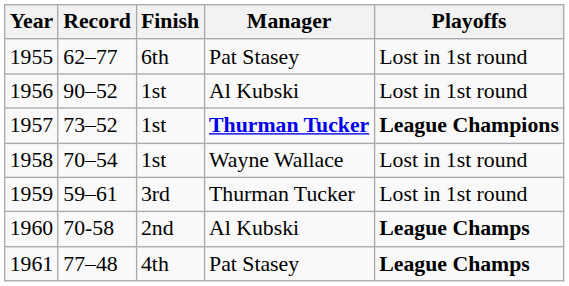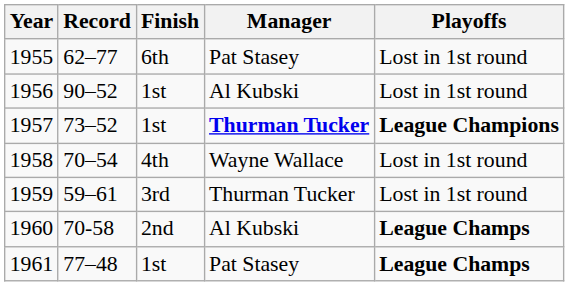(154, 159) 1st -> (155, 159) 4th
(155, 263) 4th -> (154, 263) 1st
